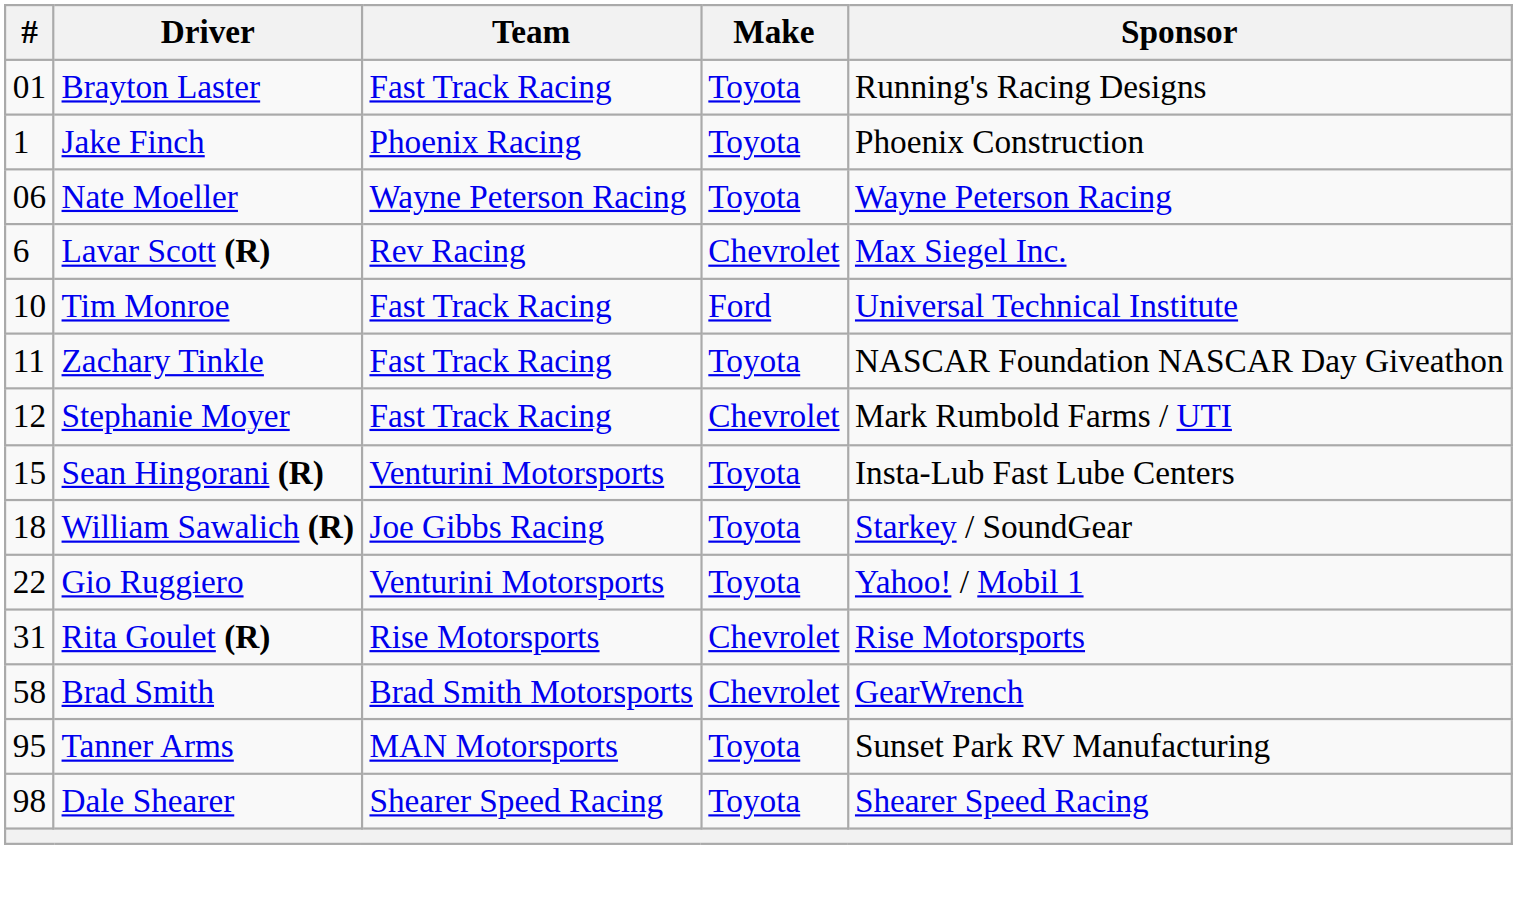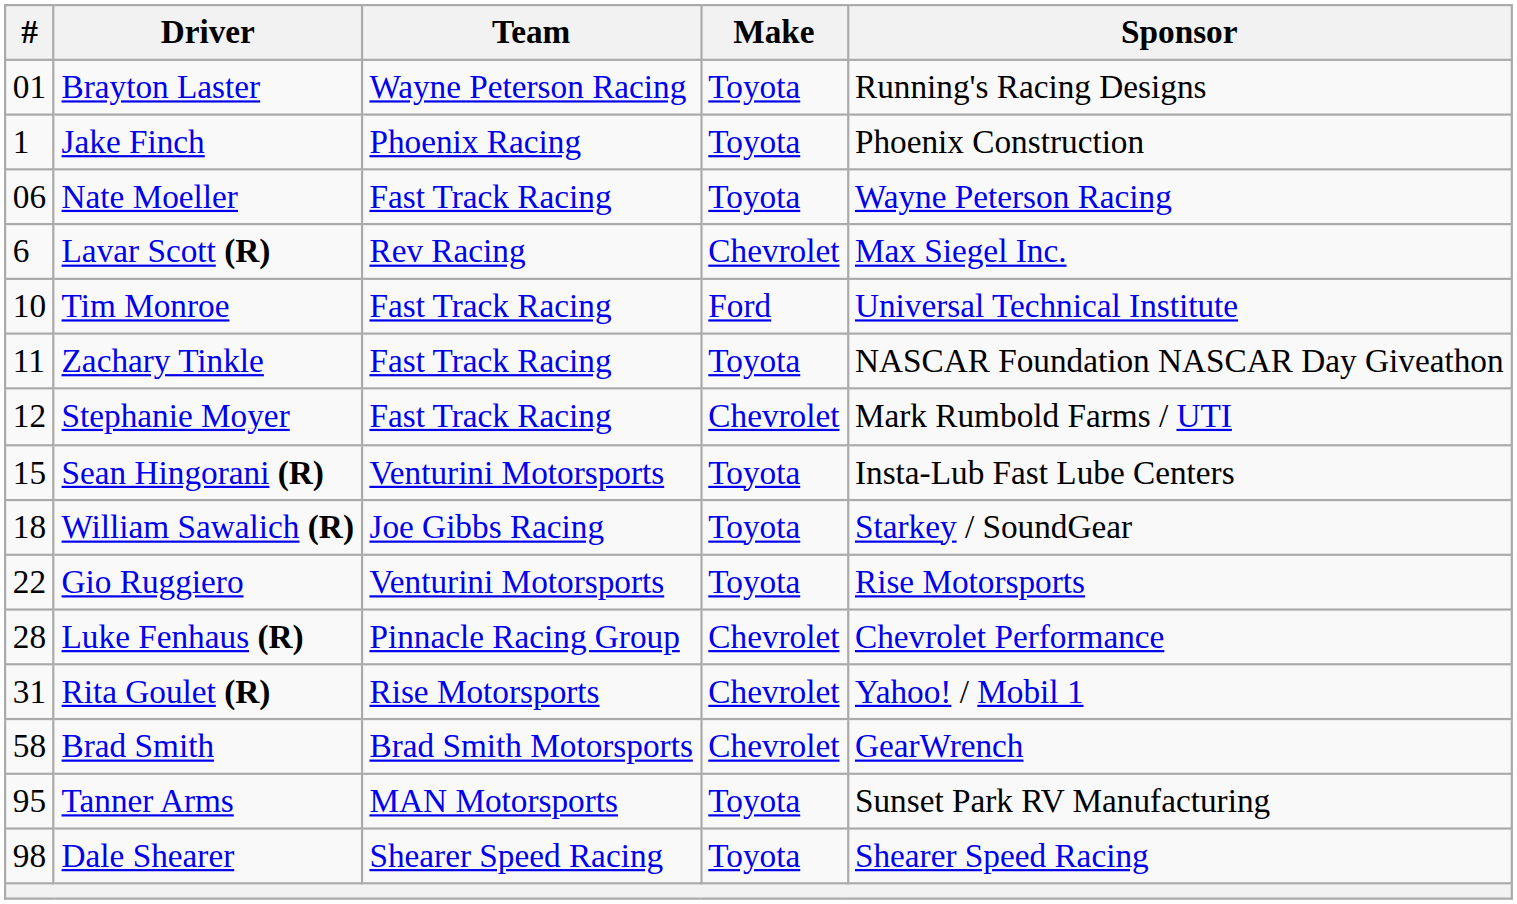(491, 87) Fast Track Racing -> (528, 87) Wayne Peterson Racing
(528, 196) Wayne Peterson Racing -> (491, 196) Fast Track Racing
(969, 580) Yahoo! / Mobil 1 -> (970, 580) Rise Motorsports
+ row: (183, 635)
(970, 635) Rise Motorsports -> (969, 690) Yahoo! / Mobil 1
